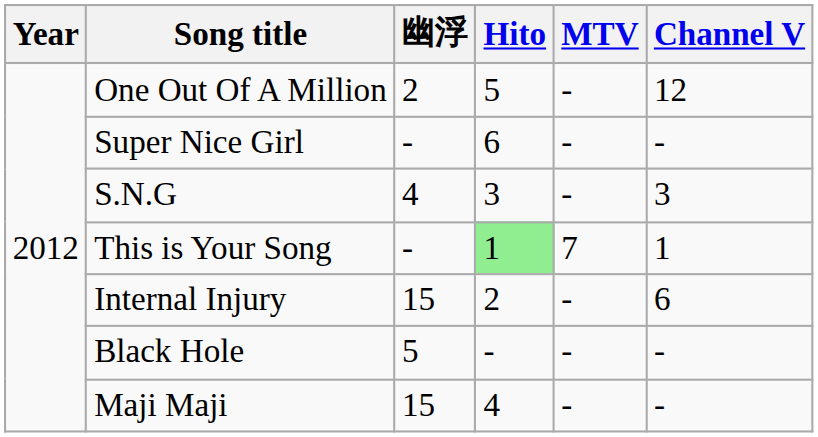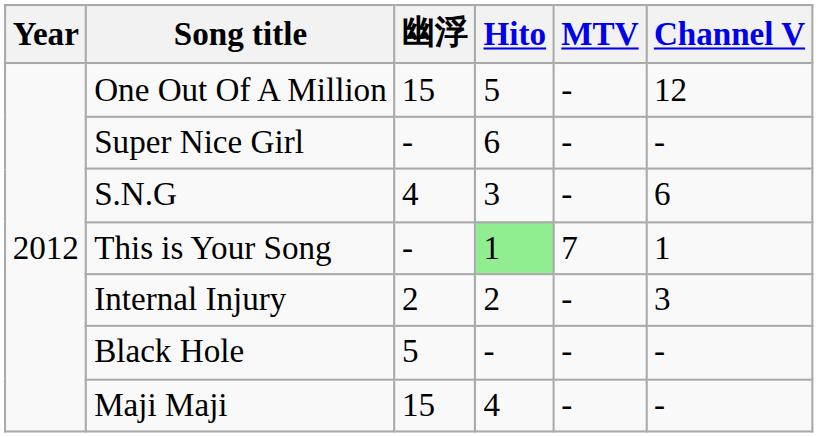(410, 89) 2 -> (419, 89) 15
(662, 194) 3 -> (662, 194) 6
(419, 299) 15 -> (410, 299) 2
(662, 299) 6 -> (662, 299) 3
